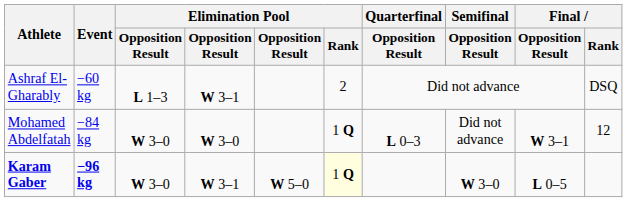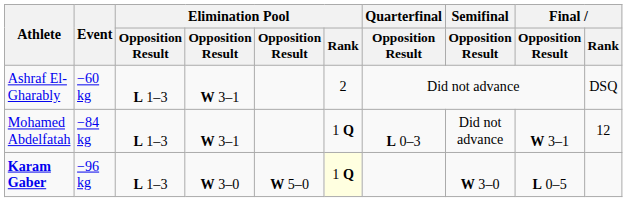(150, 141) W 3–0 -> (150, 141) L 1–3
(220, 141) W 3–0 -> (220, 141) W 3–1
(88, 174) bold -> (88, 174) normal
(150, 185) W 3–0 -> (150, 185) L 1–3
(220, 185) W 3–1 -> (220, 185) W 3–0
